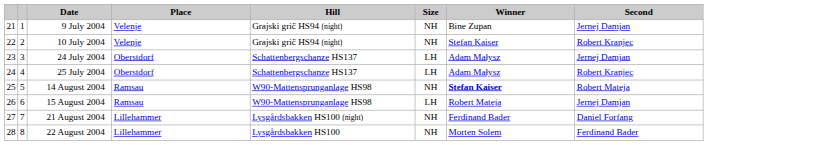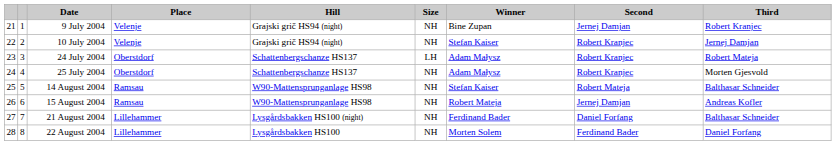+ column: (767, 11)
(603, 57) Jernej Damjan -> (605, 57) Robert Kranjec
(431, 72) LH -> (431, 72) NH
(475, 87) bold -> (473, 87) normal
(431, 102) LH -> (431, 102) NH
